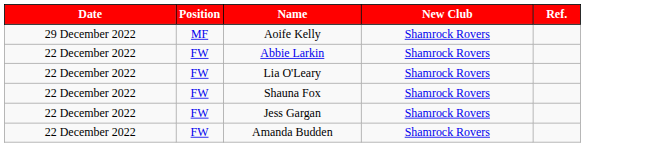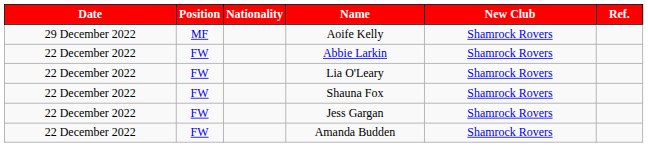+ column: (254, 14)
